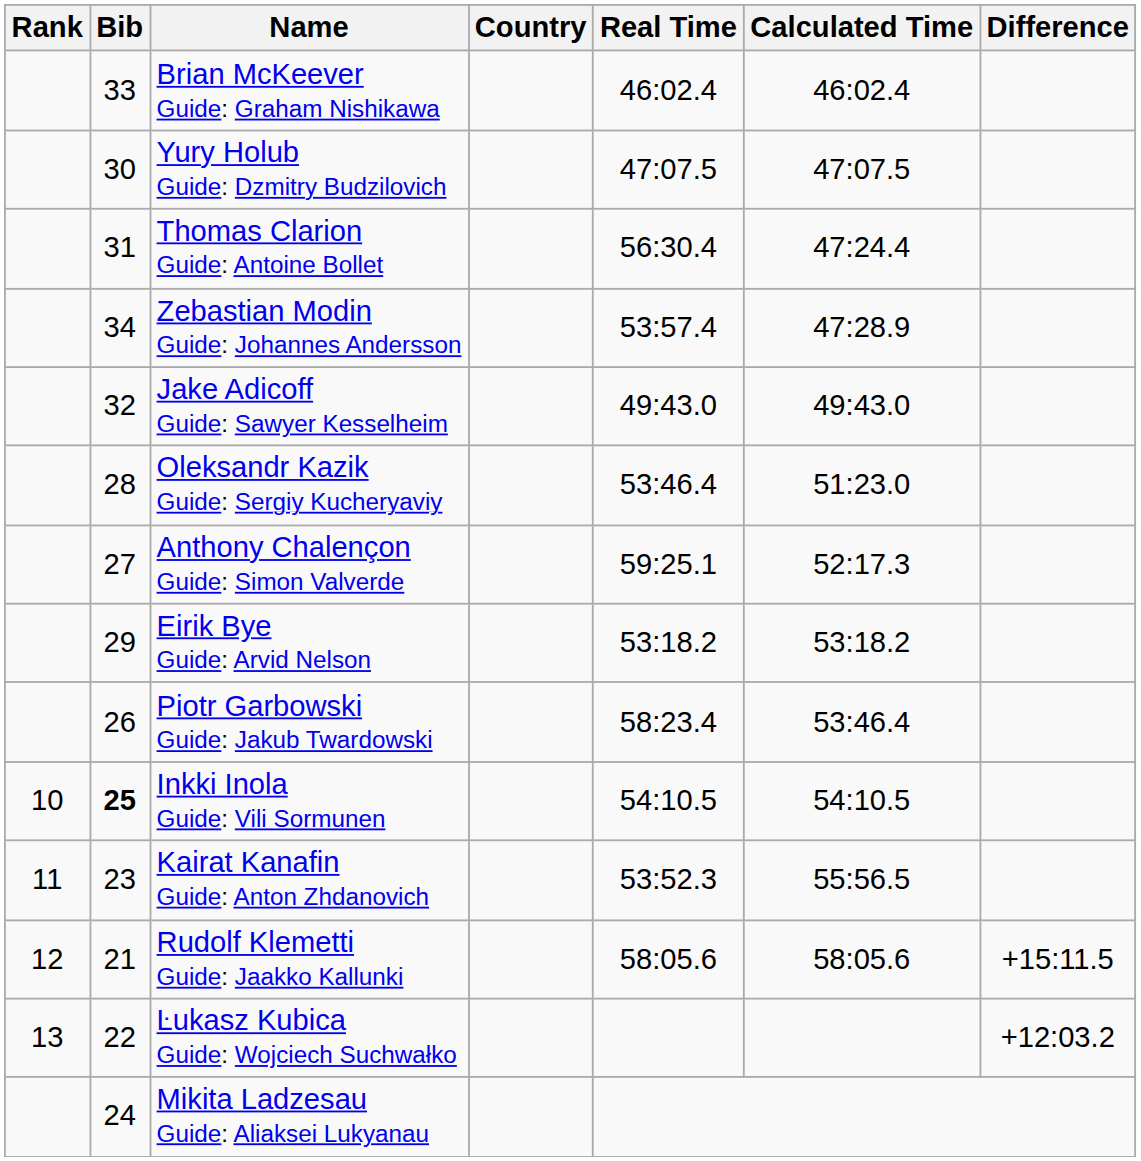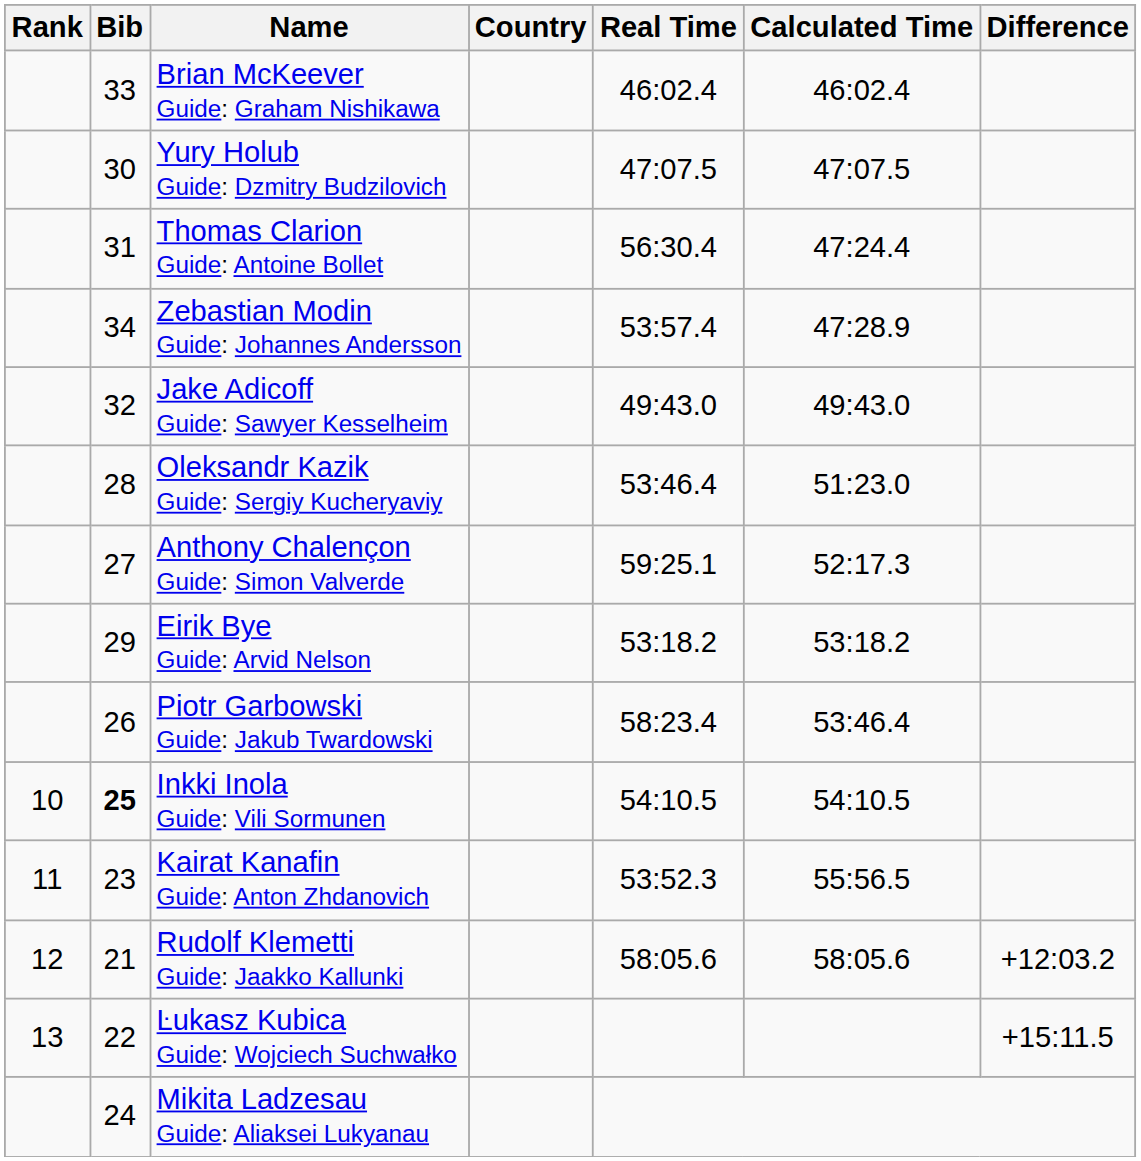(1058, 958) +15:11.5 -> (1058, 958) +12:03.2
(1058, 1037) +12:03.2 -> (1058, 1037) +15:11.5
